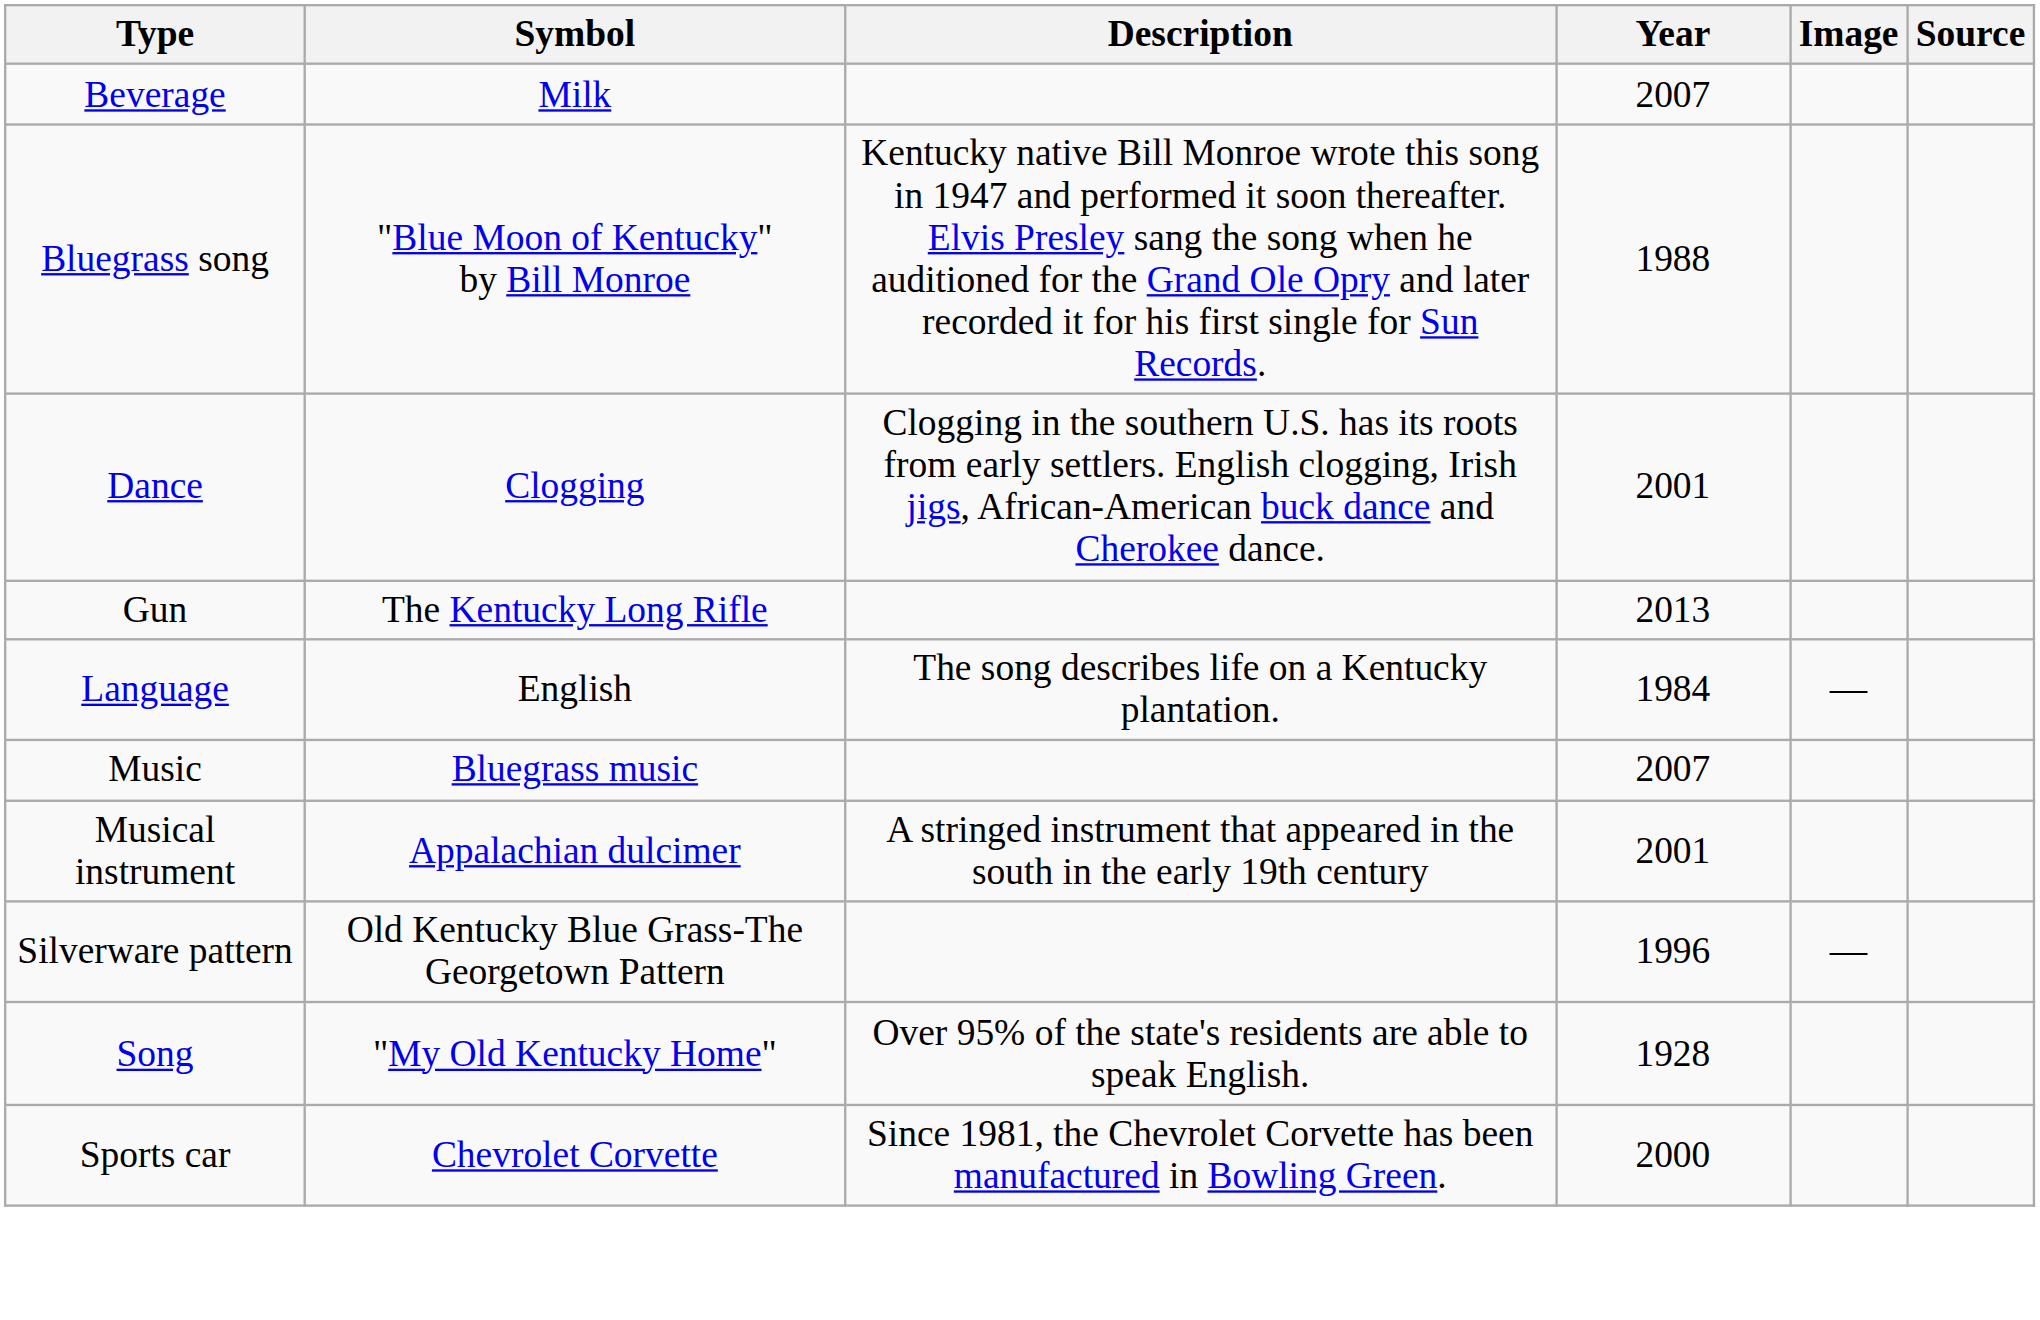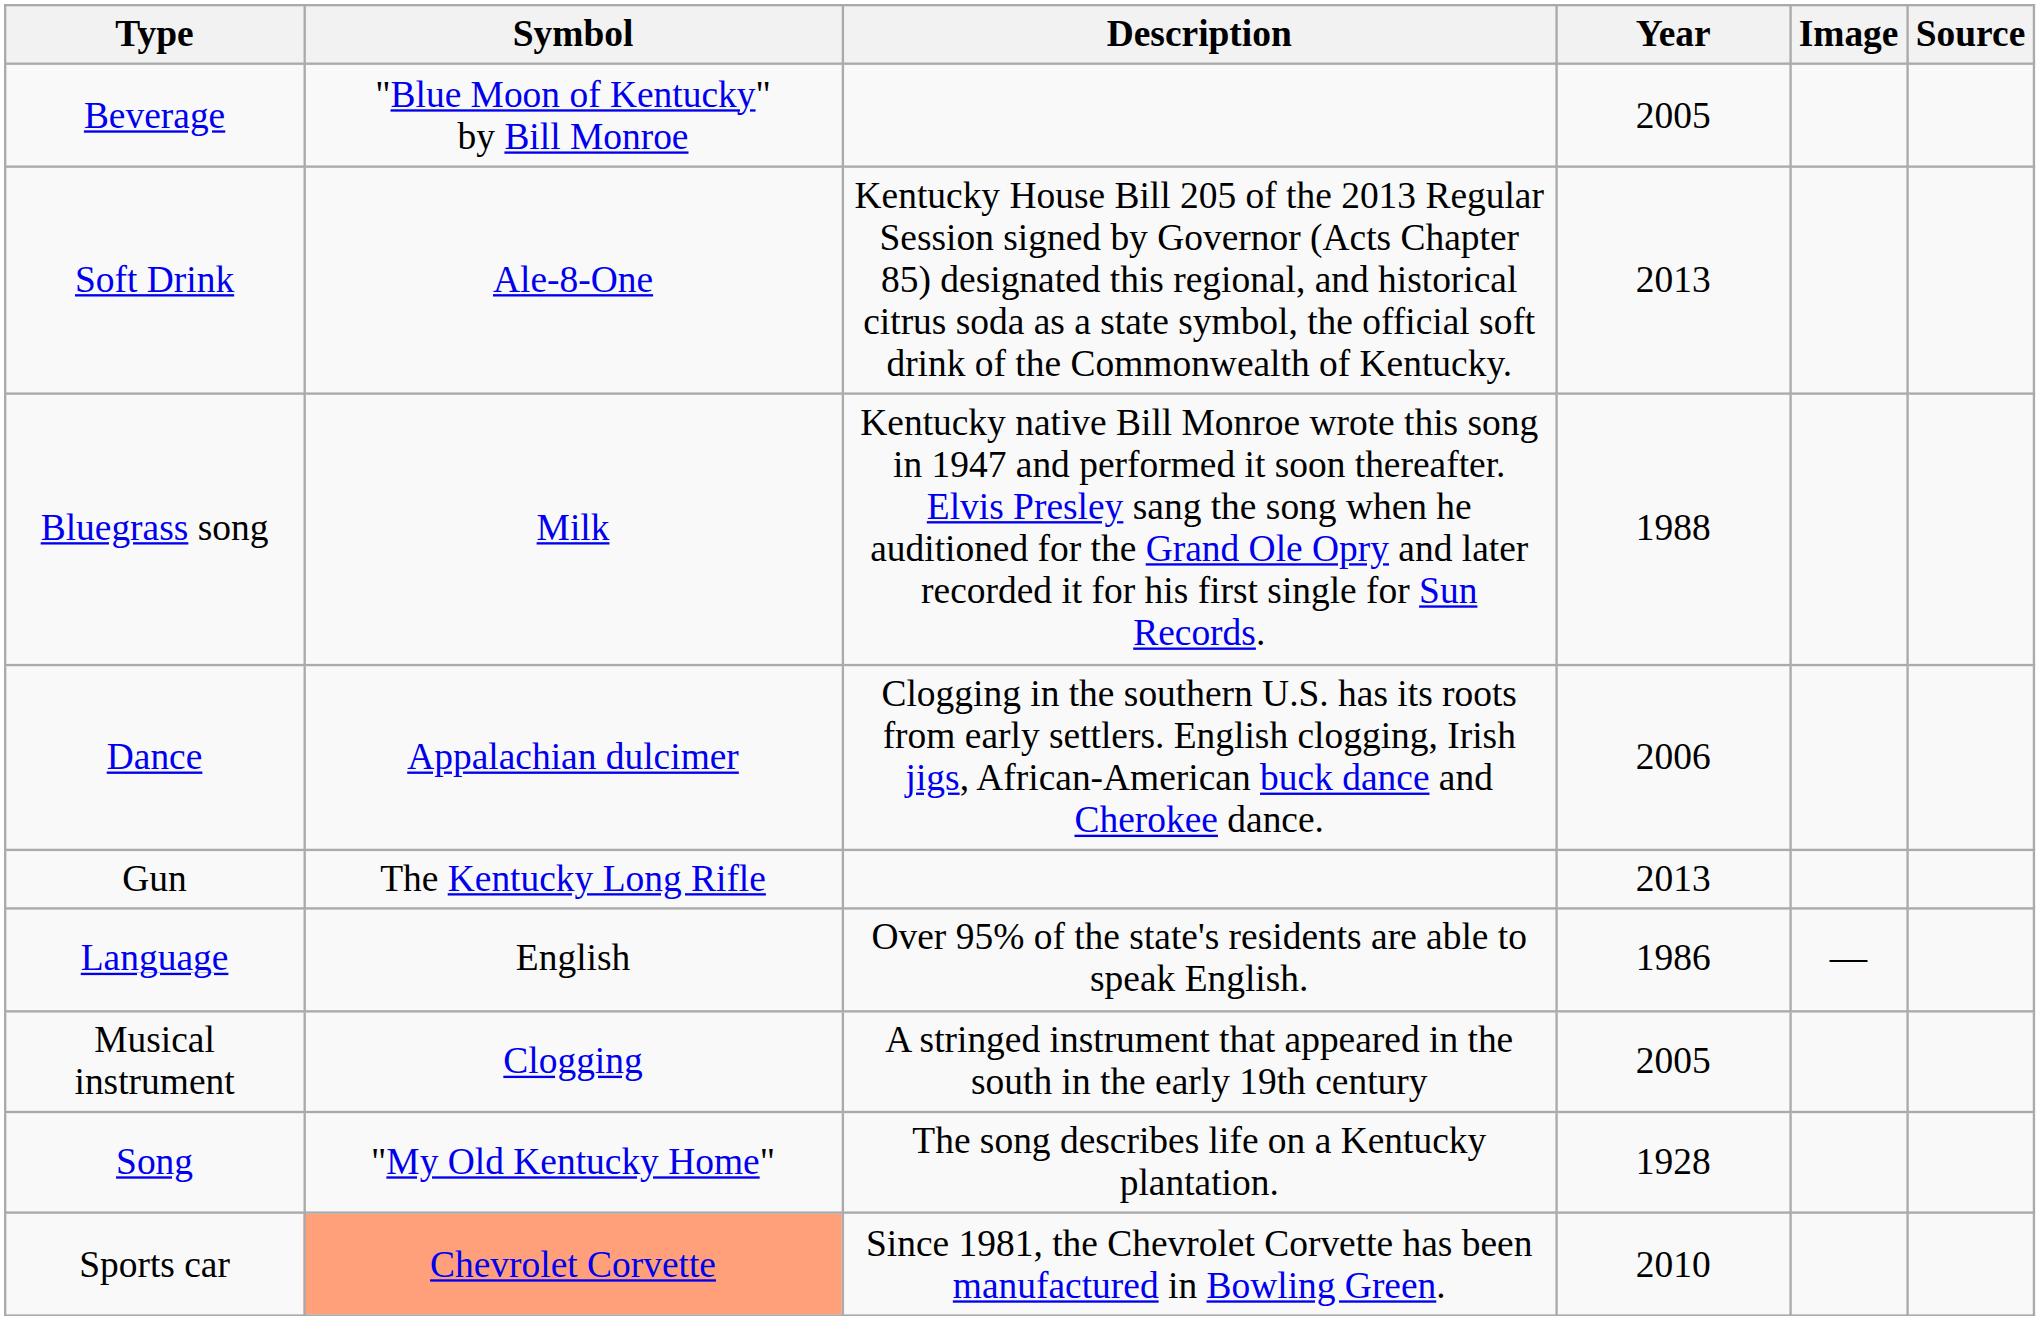(575, 93) Milk -> (573, 114) "Blue Moon of Kentucky" by Bill Monroe
(1673, 93) 2007 -> (1673, 114) 2005
+ row: (155, 279)
(575, 258) "Blue Moon of Kentucky" by Bill Monroe -> (573, 528) Milk
(575, 486) Clogging -> (573, 756) Appalachian dulcimer
(1673, 486) 2001 -> (1673, 756) 2006
(1200, 689) The song describes life on a Kentucky plantation. -> (1199, 959) Over 95% of the state's residents are able to speak English.
(1673, 689) 1984 -> (1673, 959) 1986
- row: (155, 769)
(575, 849) Appalachian dulcimer -> (573, 1060) Clogging
(1673, 849) 2001 -> (1673, 1060) 2005
- row: (155, 951)
(1200, 1052) Over 95% of the state's residents are able to speak English. -> (1199, 1162) The song describes life on a Kentucky plantation.
(575, 1154) no background -> (573, 1263) lightsalmon background
(1673, 1154) 2000 -> (1673, 1263) 2010
